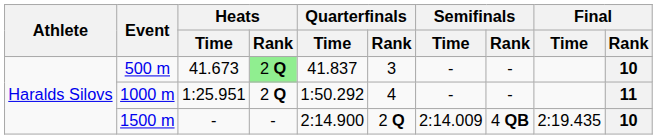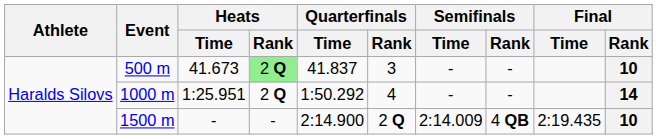(629, 95) 11 -> (629, 95) 14
